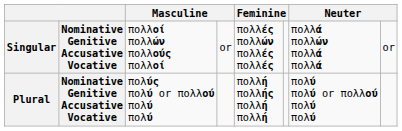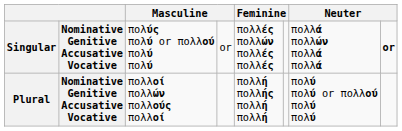(150, 47) πολλοί πολλών πολλούς πολλοί -> (171, 47) πολύς πολύ or πολλού πολύ πολύ
(389, 47) normal -> (389, 47) bold
(171, 100) πολύς πολύ or πολλού πολύ πολύ -> (150, 100) πολλοί πολλών πολλούς πολλοί
